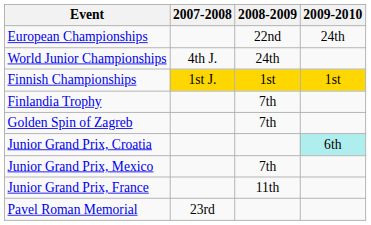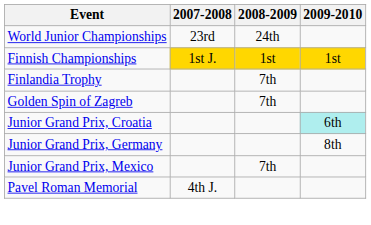- row: (78, 36)
(202, 58) 4th J. -> (202, 36) 23rd
+ row: (85, 144)
- row: (78, 187)
(202, 209) 23rd -> (202, 187) 4th J.
